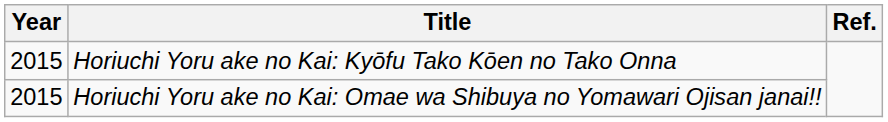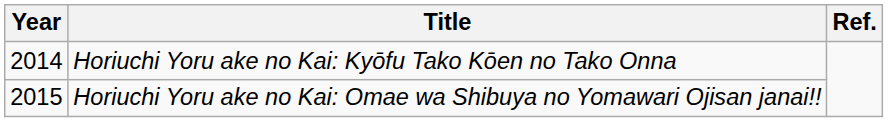(36, 60) 2015 -> (36, 60) 2014
